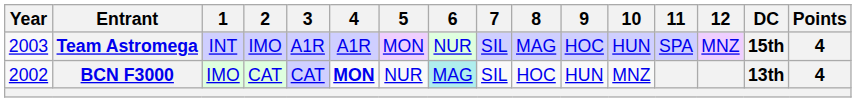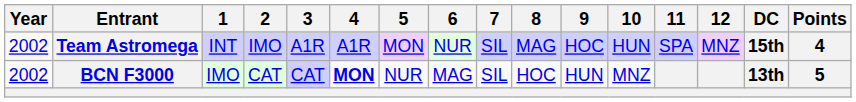(28, 46) 2003 -> (28, 46) 2002
(453, 74) paleturquoise background -> (453, 74) no background
(820, 74) 4 -> (820, 74) 5
